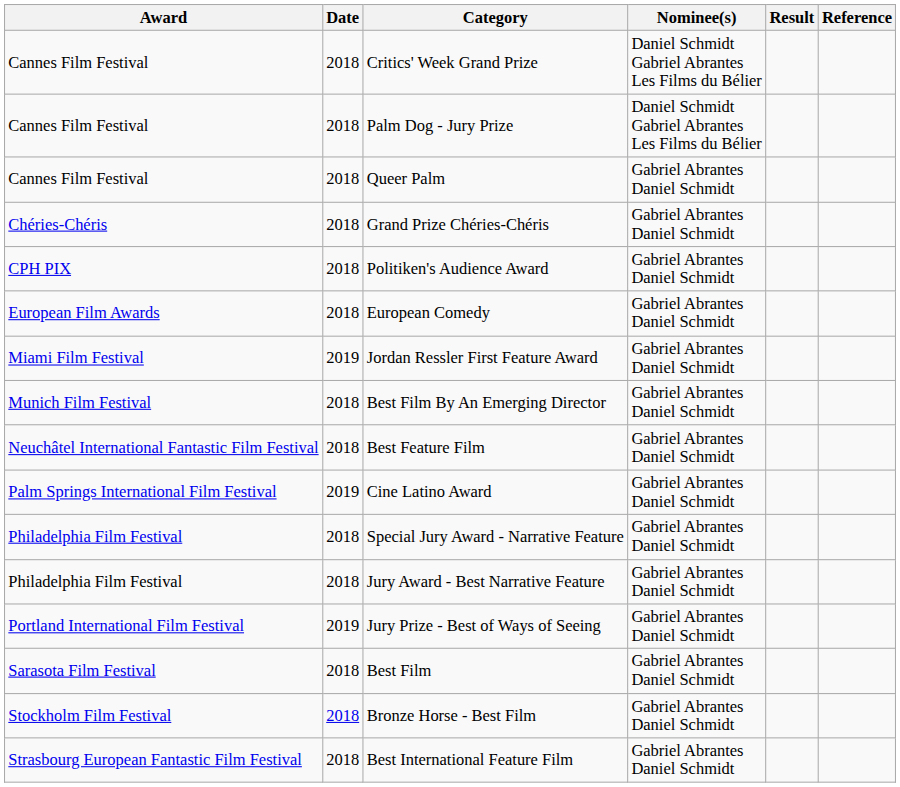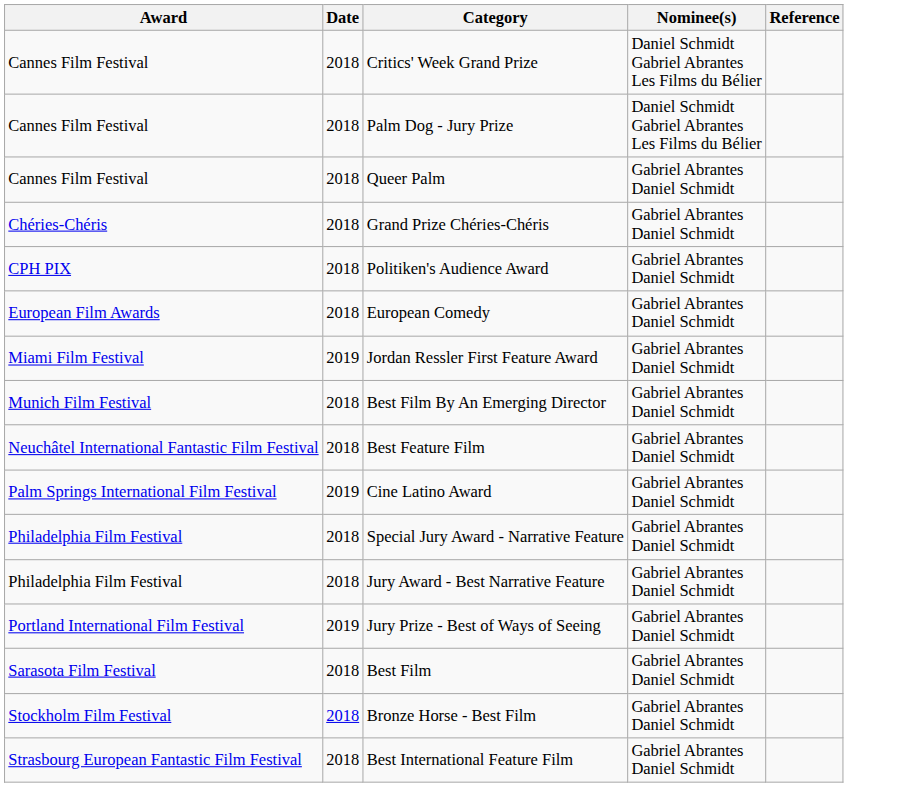- column: (792, 17)
